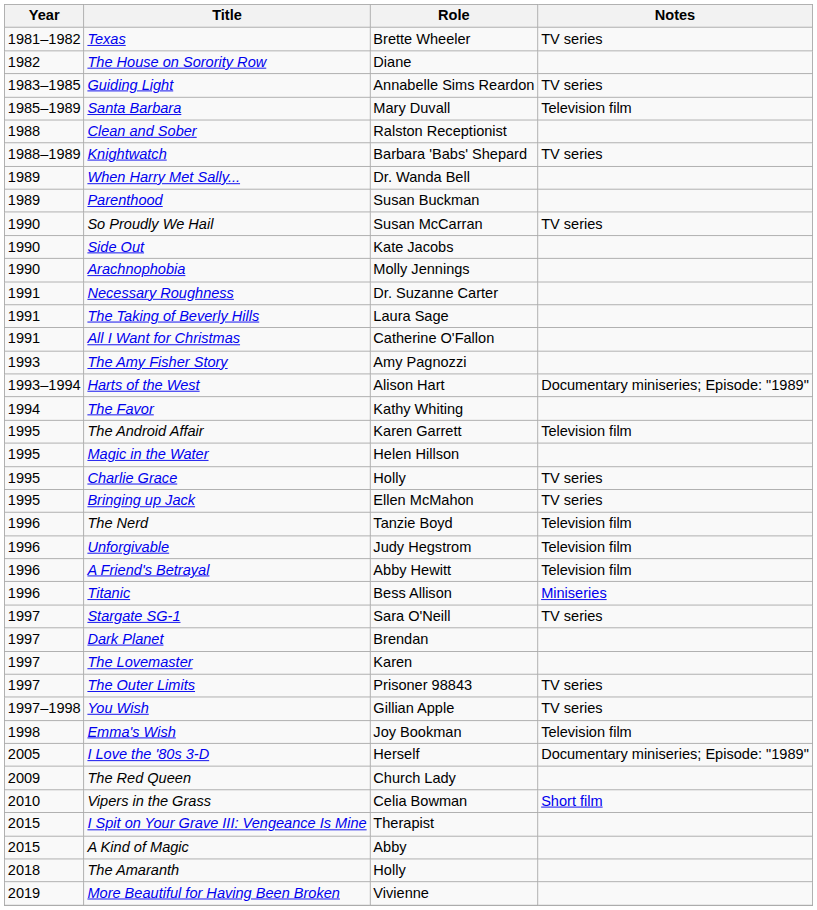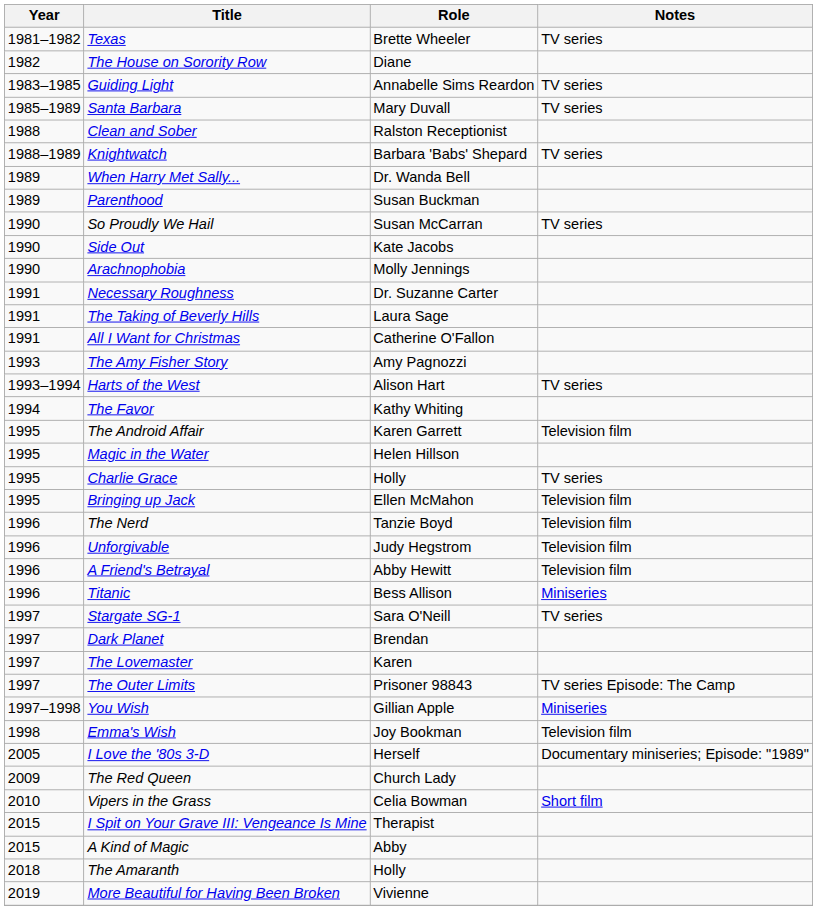(586, 108) Television film -> (572, 108) TV series
(675, 385) Documentary miniseries; Episode: "1989" -> (572, 385) TV series
(572, 500) TV series -> (586, 500) Television film
(572, 685) TV series -> (638, 685) TV series Episode: The Camp
(572, 708) TV series -> (574, 708) Miniseries
